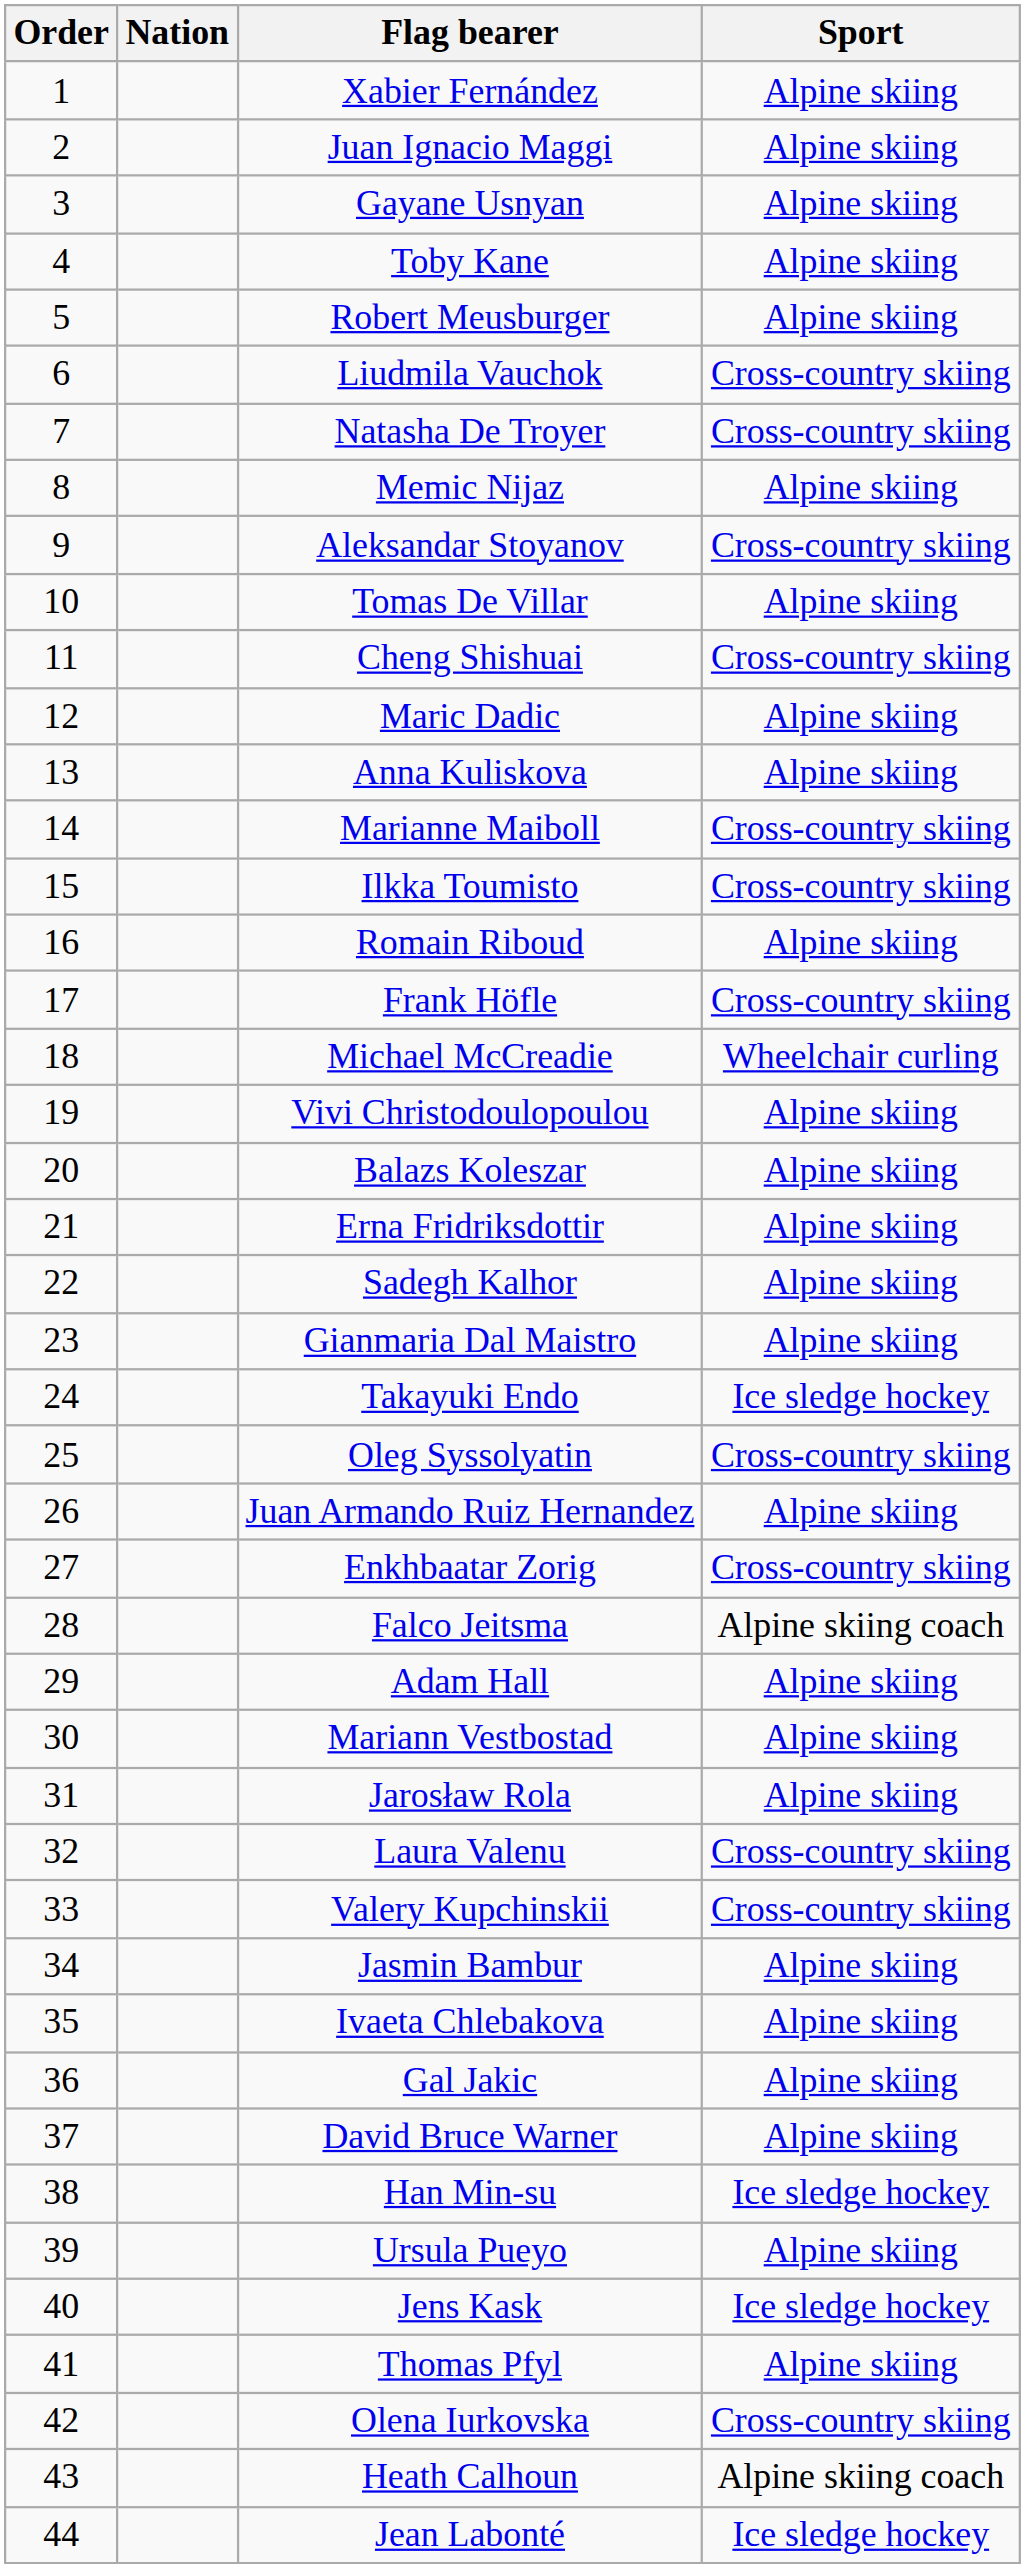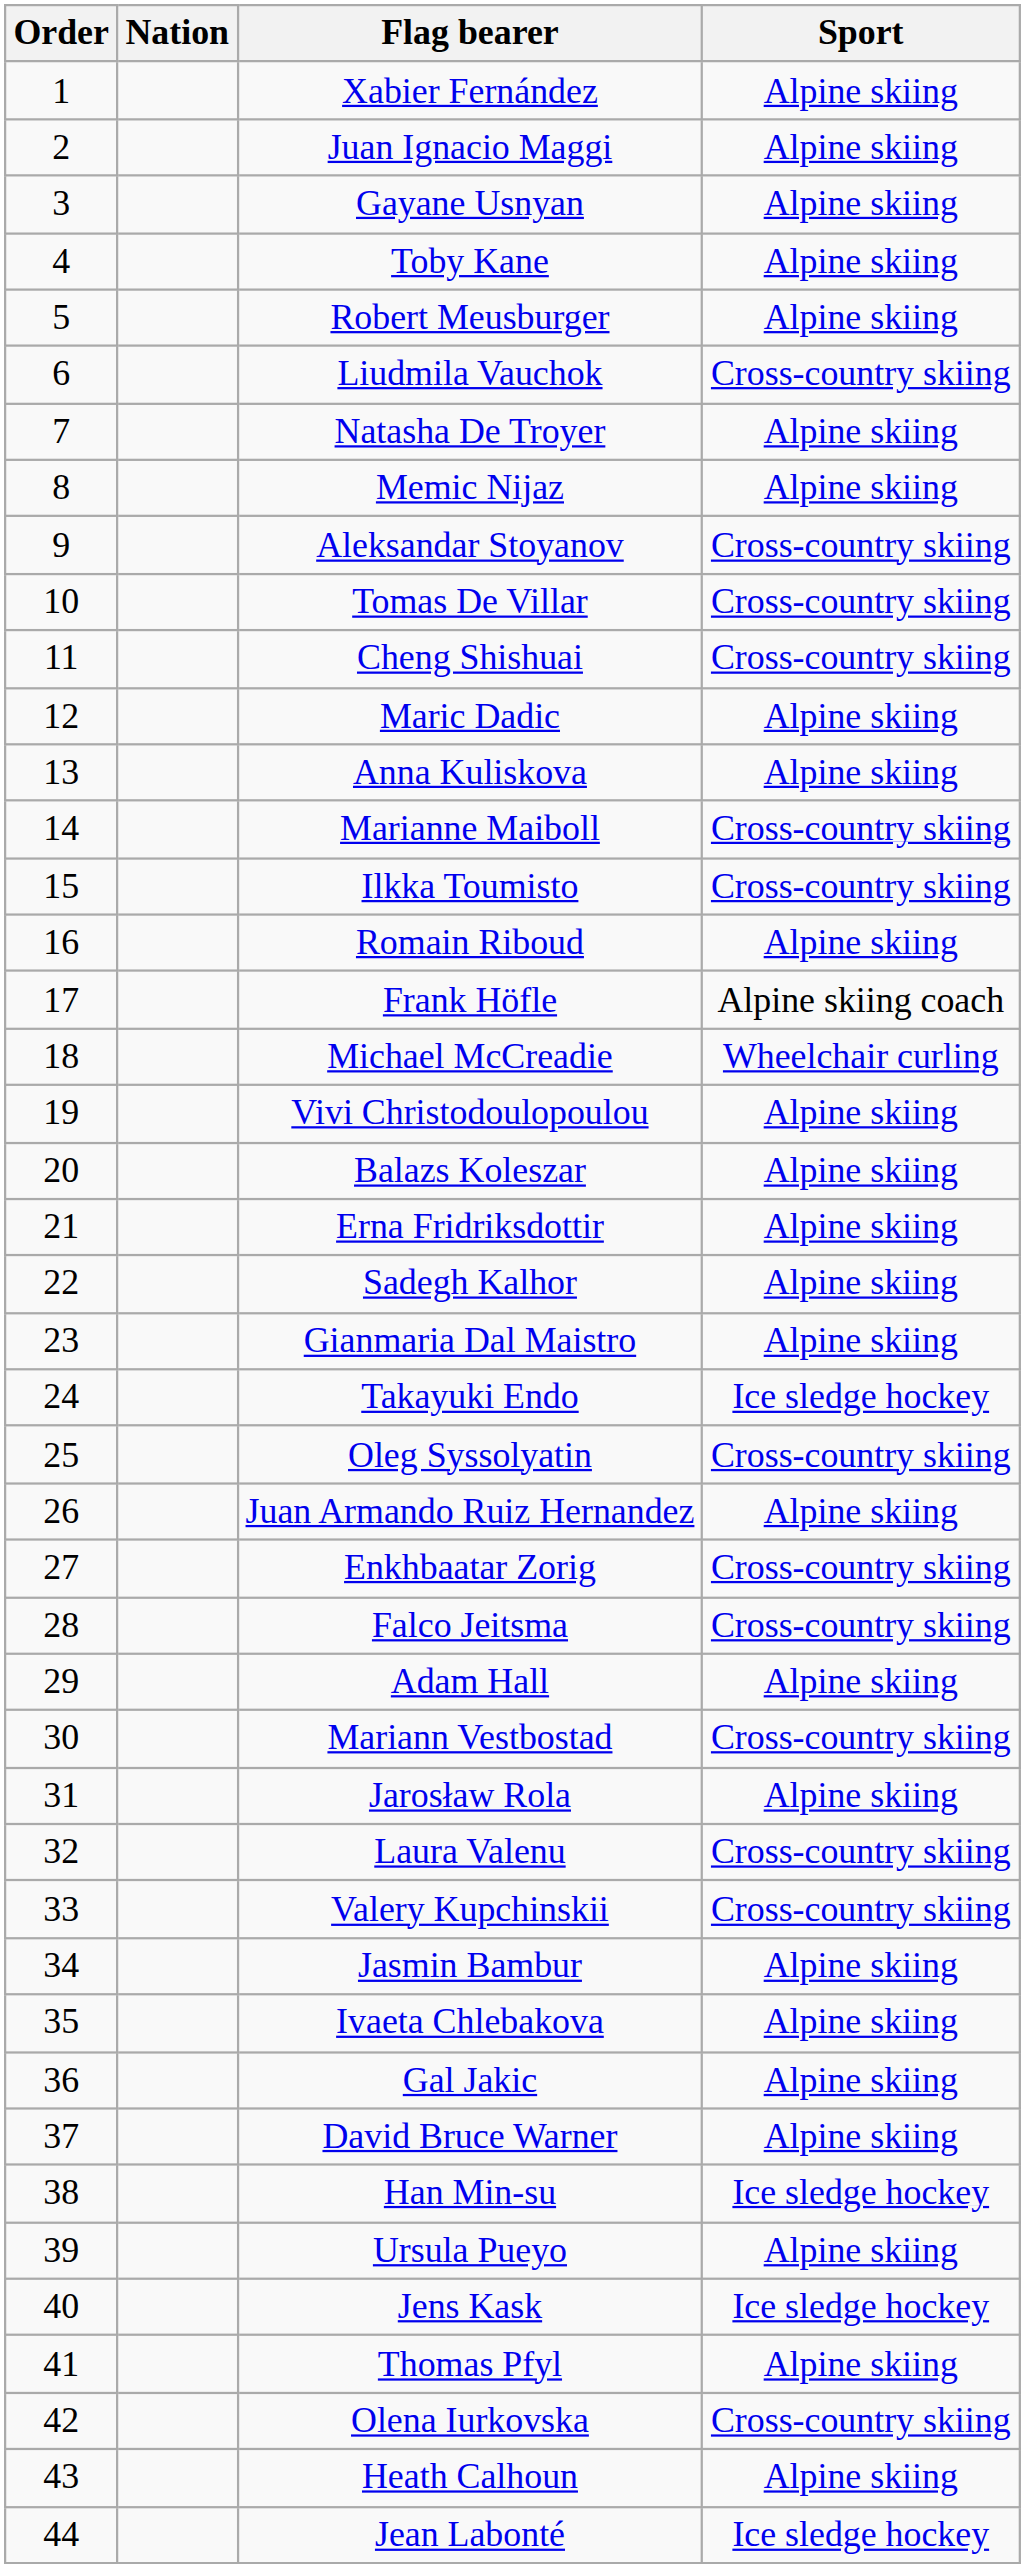(861, 430) Cross-country skiing -> (861, 430) Alpine skiing
(861, 601) Alpine skiing -> (861, 601) Cross-country skiing
(861, 999) Cross-country skiing -> (861, 999) Alpine skiing coach
(861, 1624) Alpine skiing coach -> (861, 1624) Cross-country skiing
(861, 1738) Alpine skiing -> (861, 1738) Cross-country skiing
(861, 2477) Alpine skiing coach -> (861, 2477) Alpine skiing
